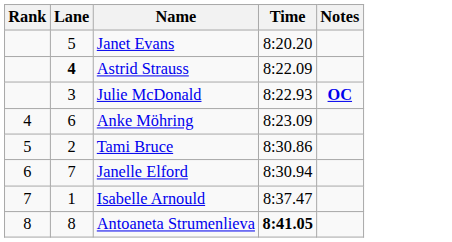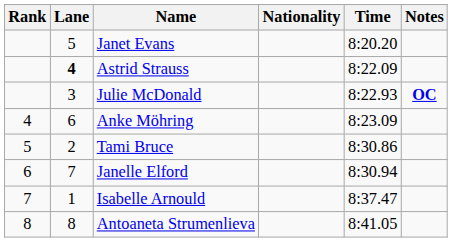+ column: (301, 17)
(288, 224) bold -> (373, 224) normal
